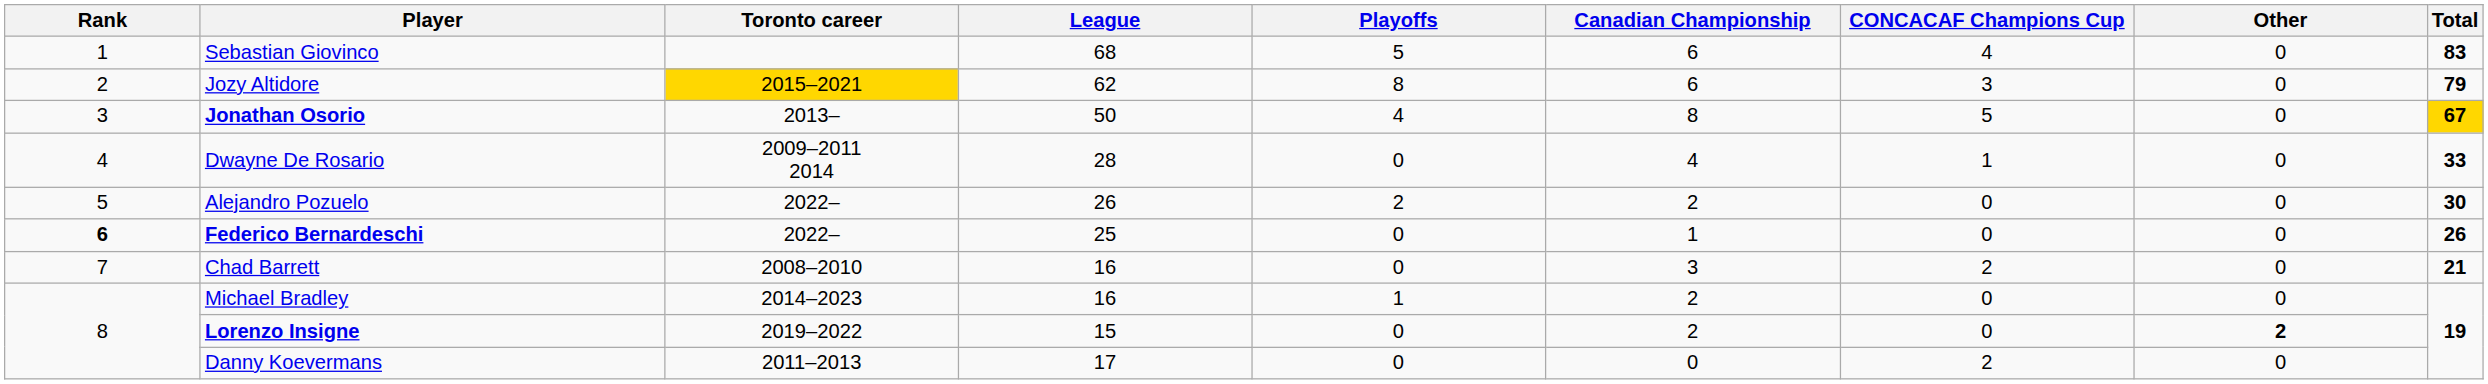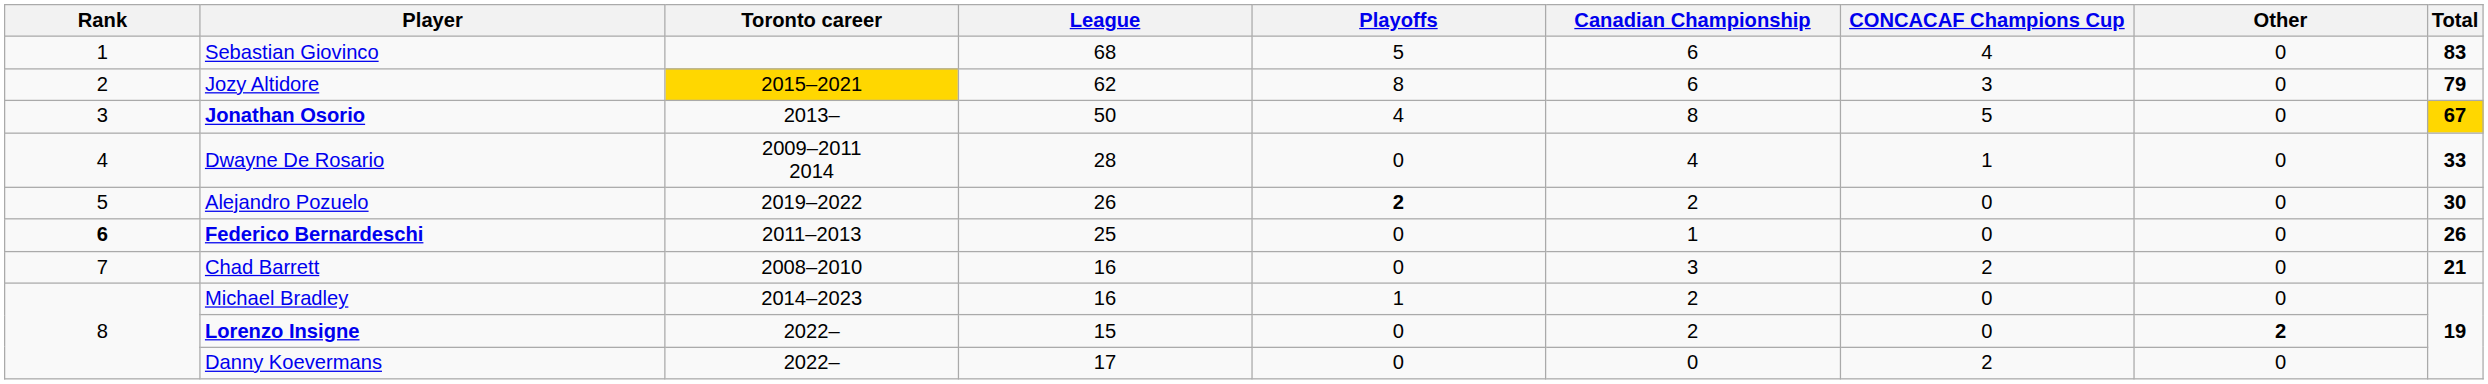(812, 203) 2022– -> (812, 203) 2019–2022
(1398, 203) normal -> (1398, 203) bold
(812, 235) 2022– -> (812, 235) 2011–2013
(812, 330) 2019–2022 -> (812, 330) 2022–
(812, 362) 2011–2013 -> (812, 362) 2022–
